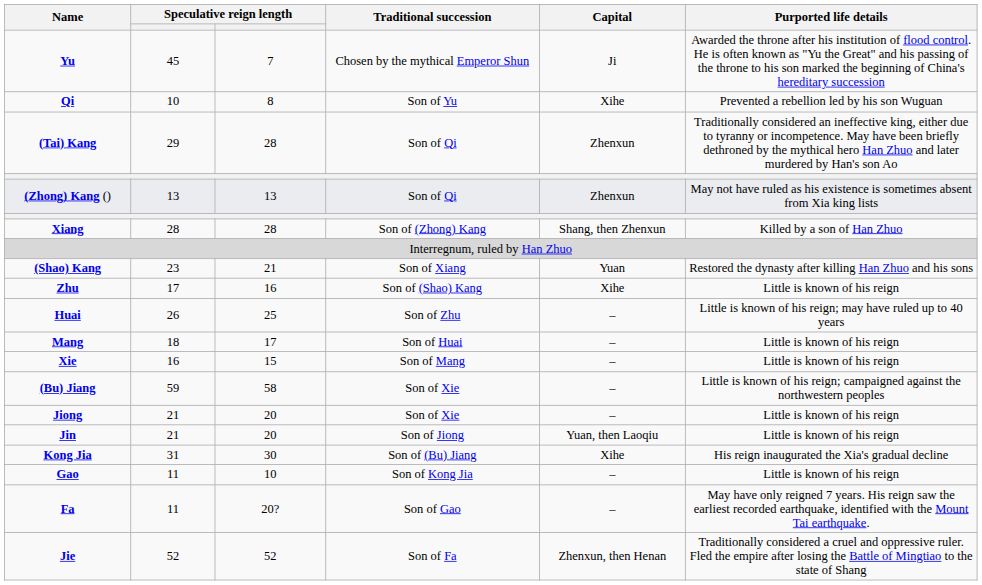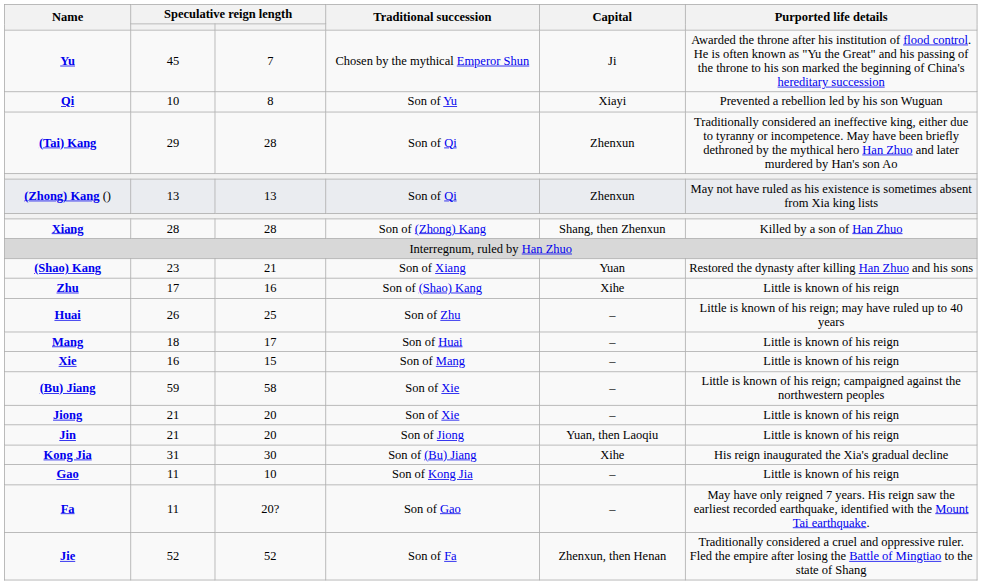(612, 101) Xihe -> (612, 101) Xiayi
